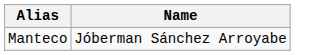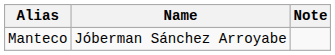+ column: (311, 16)
